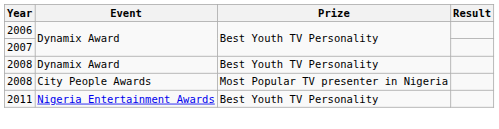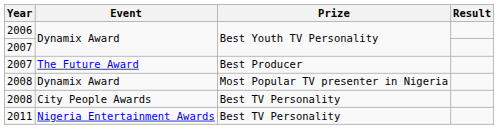+ row: (20, 64)
(299, 64) Best Youth TV Personality -> (334, 82) Most Popular TV presenter in Nigeria
(334, 82) Most Popular TV presenter in Nigeria -> (280, 99) Best TV Personality
(299, 99) Best Youth TV Personality -> (280, 116) Best TV Personality
